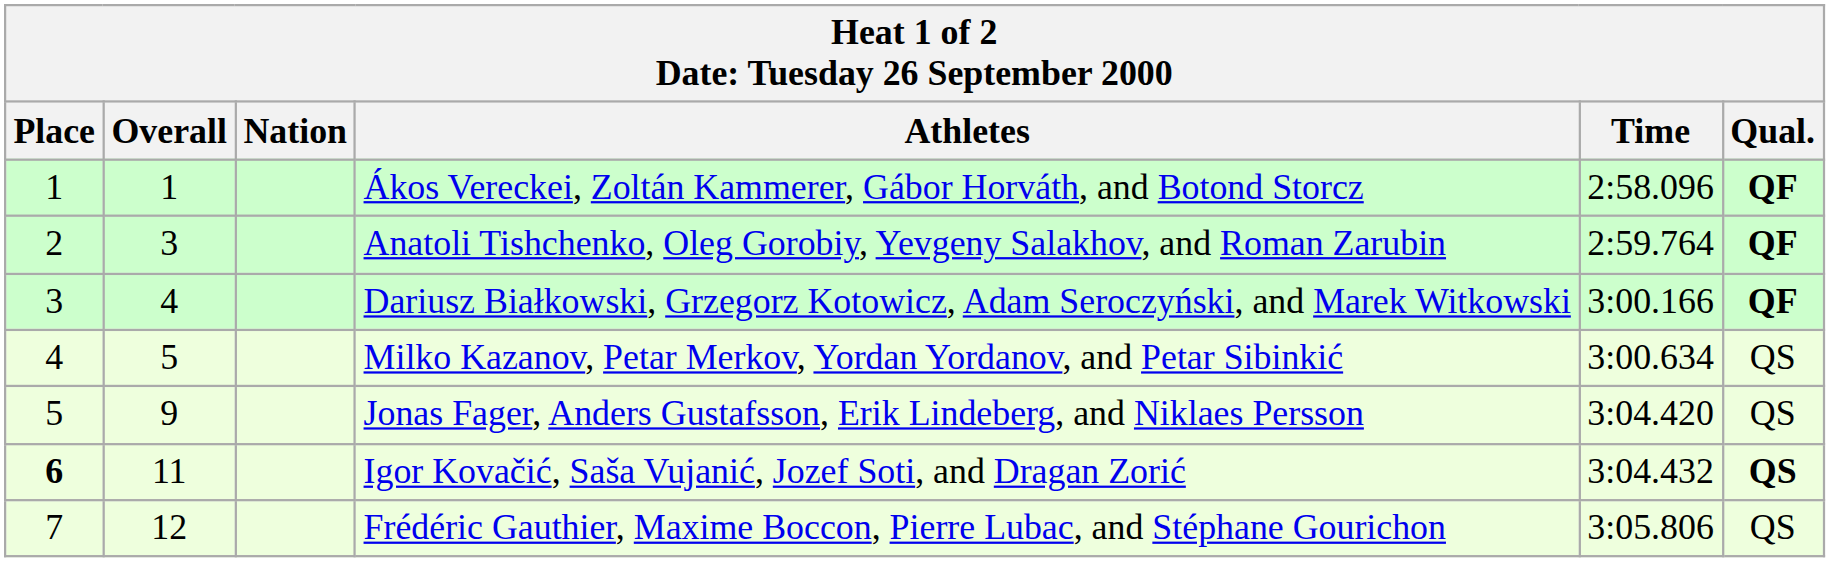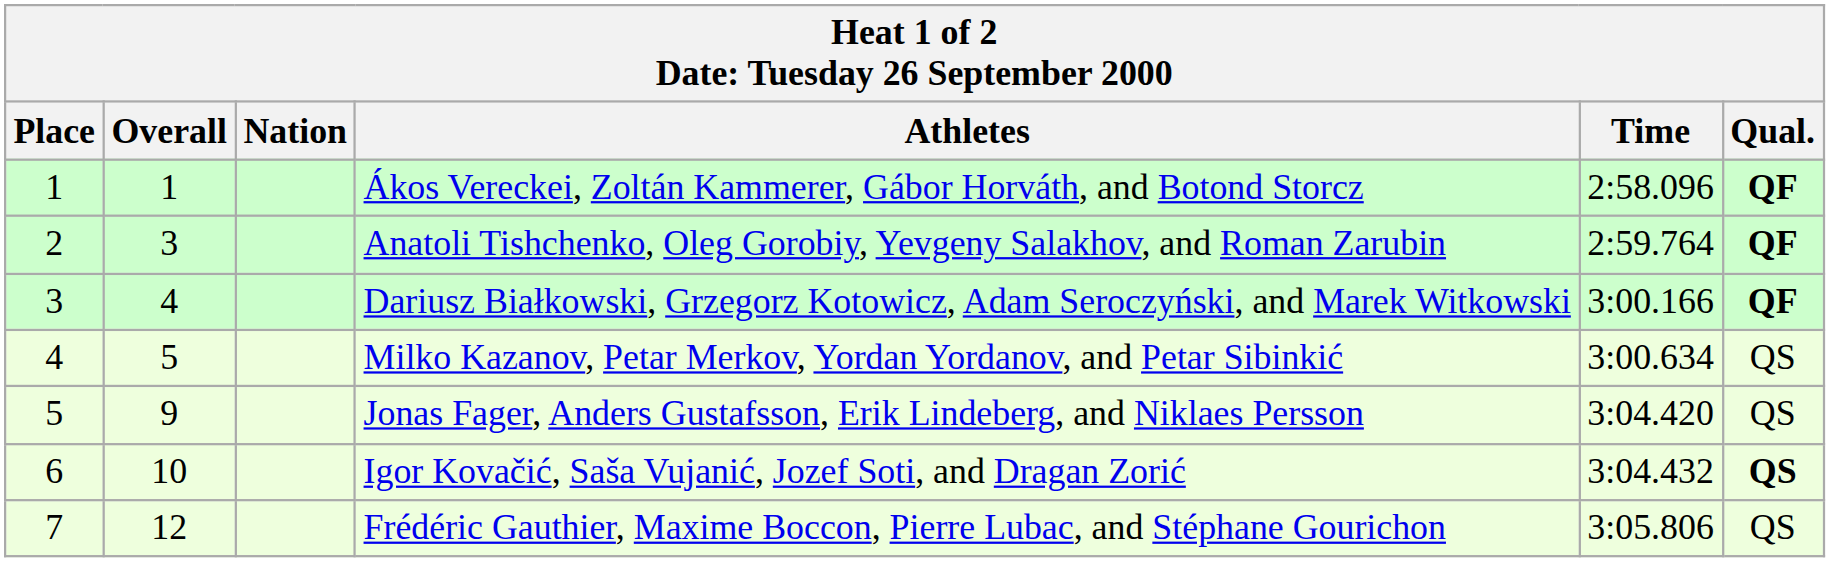(54, 471) bold -> (54, 471) normal
(169, 471) 11 -> (169, 471) 10
